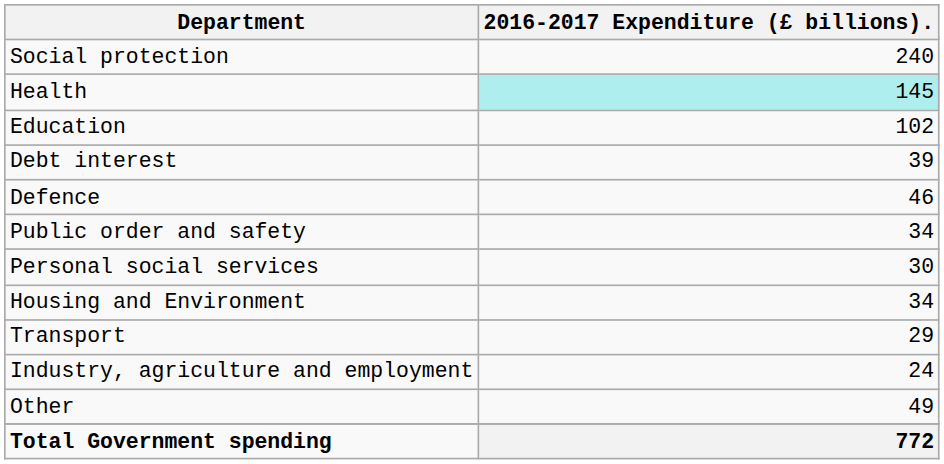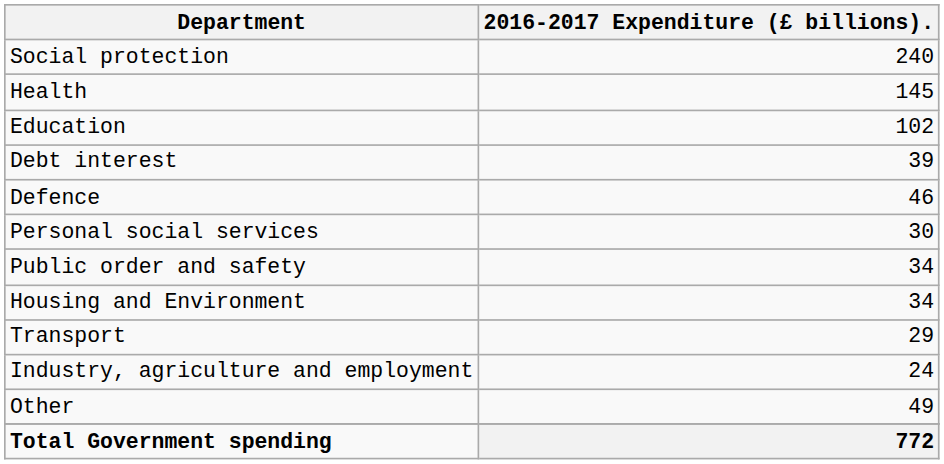(915, 92) paleturquoise background -> (915, 92) no background
rows swapped: (158, 232) <-> (164, 267)
